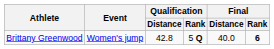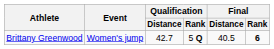(164, 38) 42.8 -> (164, 38) 42.7
(226, 38) 40.0 -> (226, 38) 40.5
